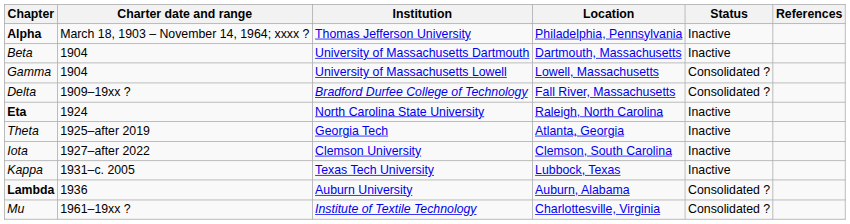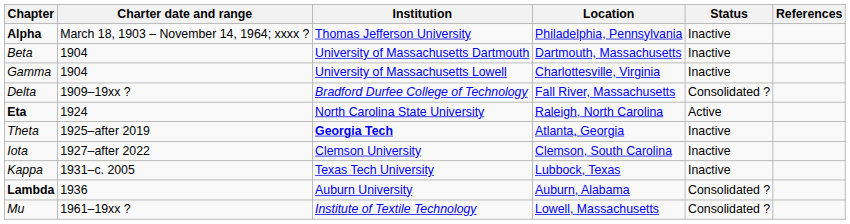(597, 72) Lowell, Massachusetts -> (598, 72) Charlottesville, Virginia
(729, 72) Consolidated ? -> (709, 72) Inactive
(709, 111) Inactive -> (705, 111) Active
(352, 131) normal -> (354, 131) bold
(598, 209) Charlottesville, Virginia -> (597, 209) Lowell, Massachusetts
